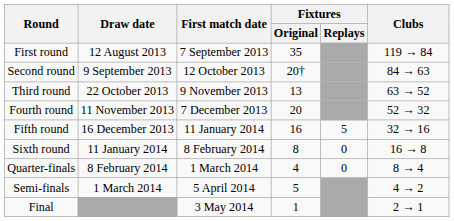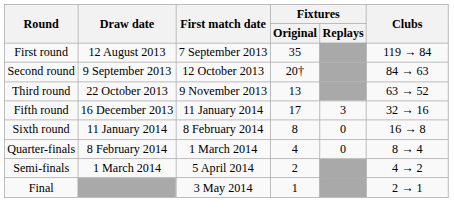- row: (41, 110)
(296, 129) 16 -> (295, 110) 17
(344, 129) 5 -> (343, 110) 3
(296, 187) 5 -> (295, 168) 2
